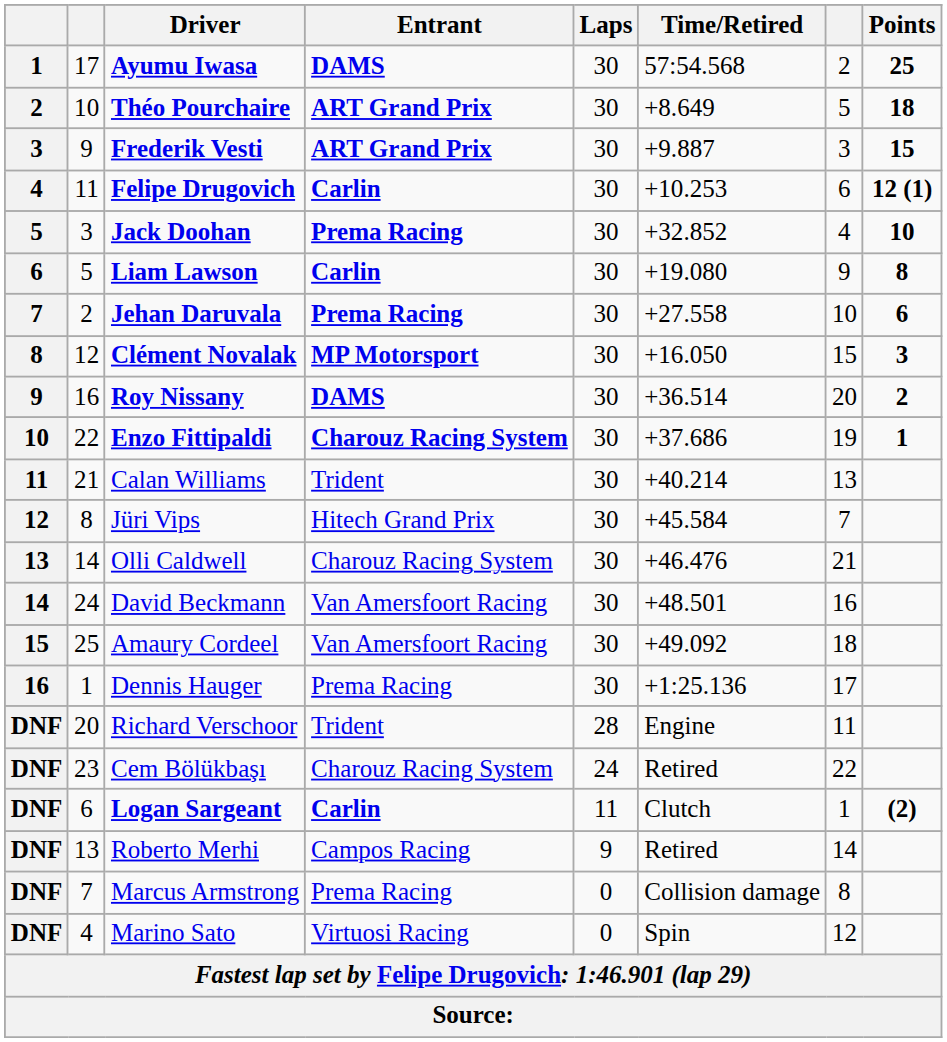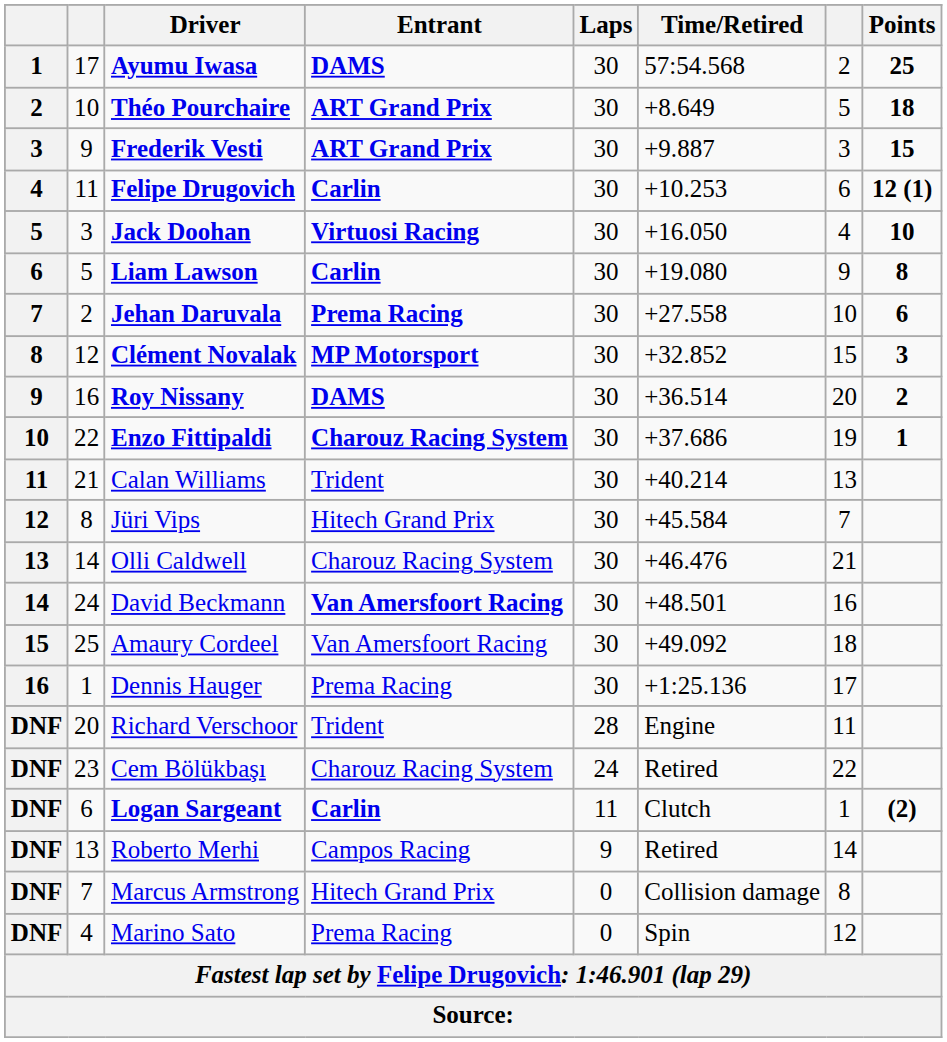(387, 231) Prema Racing -> (395, 231) Virtuosi Racing
(686, 231) +32.852 -> (686, 231) +16.050
(686, 355) +16.050 -> (686, 355) +32.852
(429, 602) normal -> (437, 602) bold
(382, 891) Prema Racing -> (403, 891) Hitech Grand Prix
(390, 933) Virtuosi Racing -> (382, 933) Prema Racing
